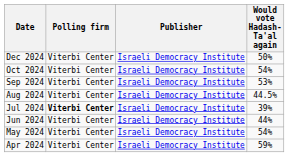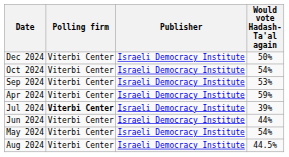rows swapped: (25, 95) <-> (25, 145)
